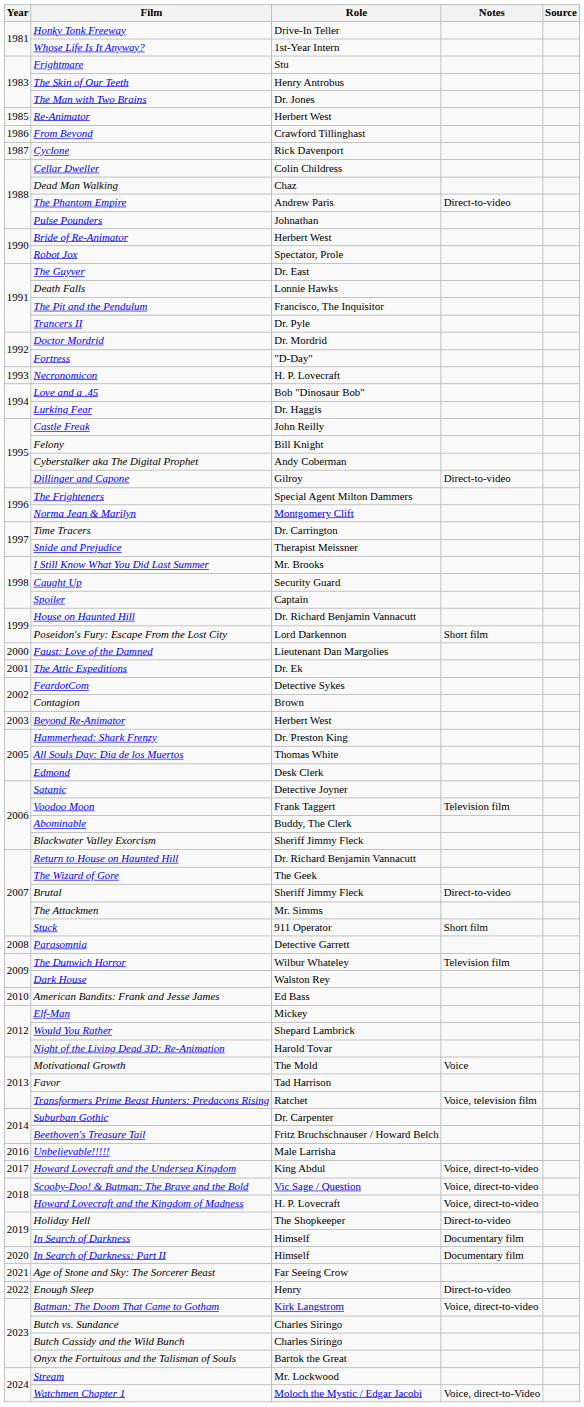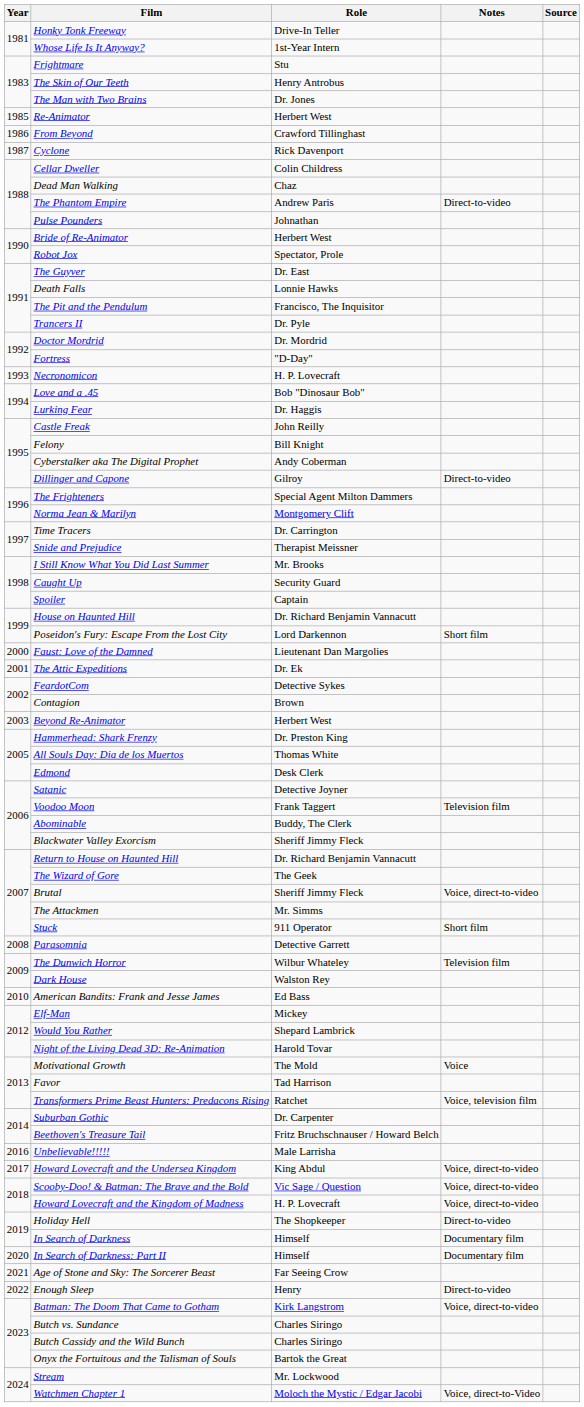(477, 893) Direct-to-video -> (491, 893) Voice, direct-to-video
